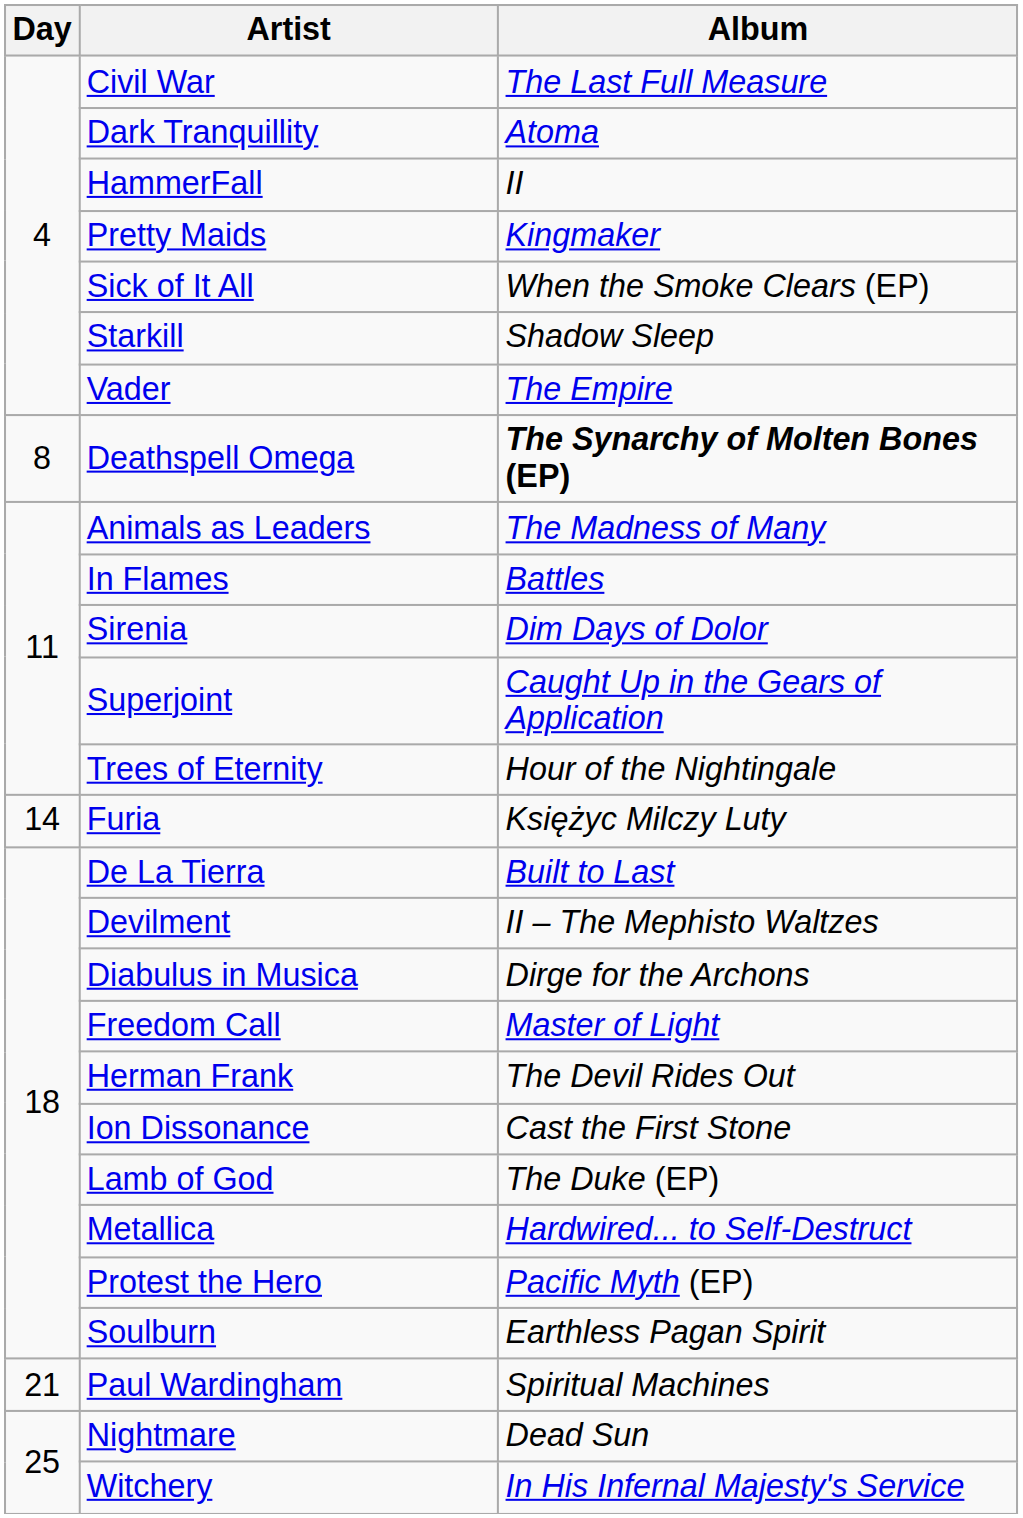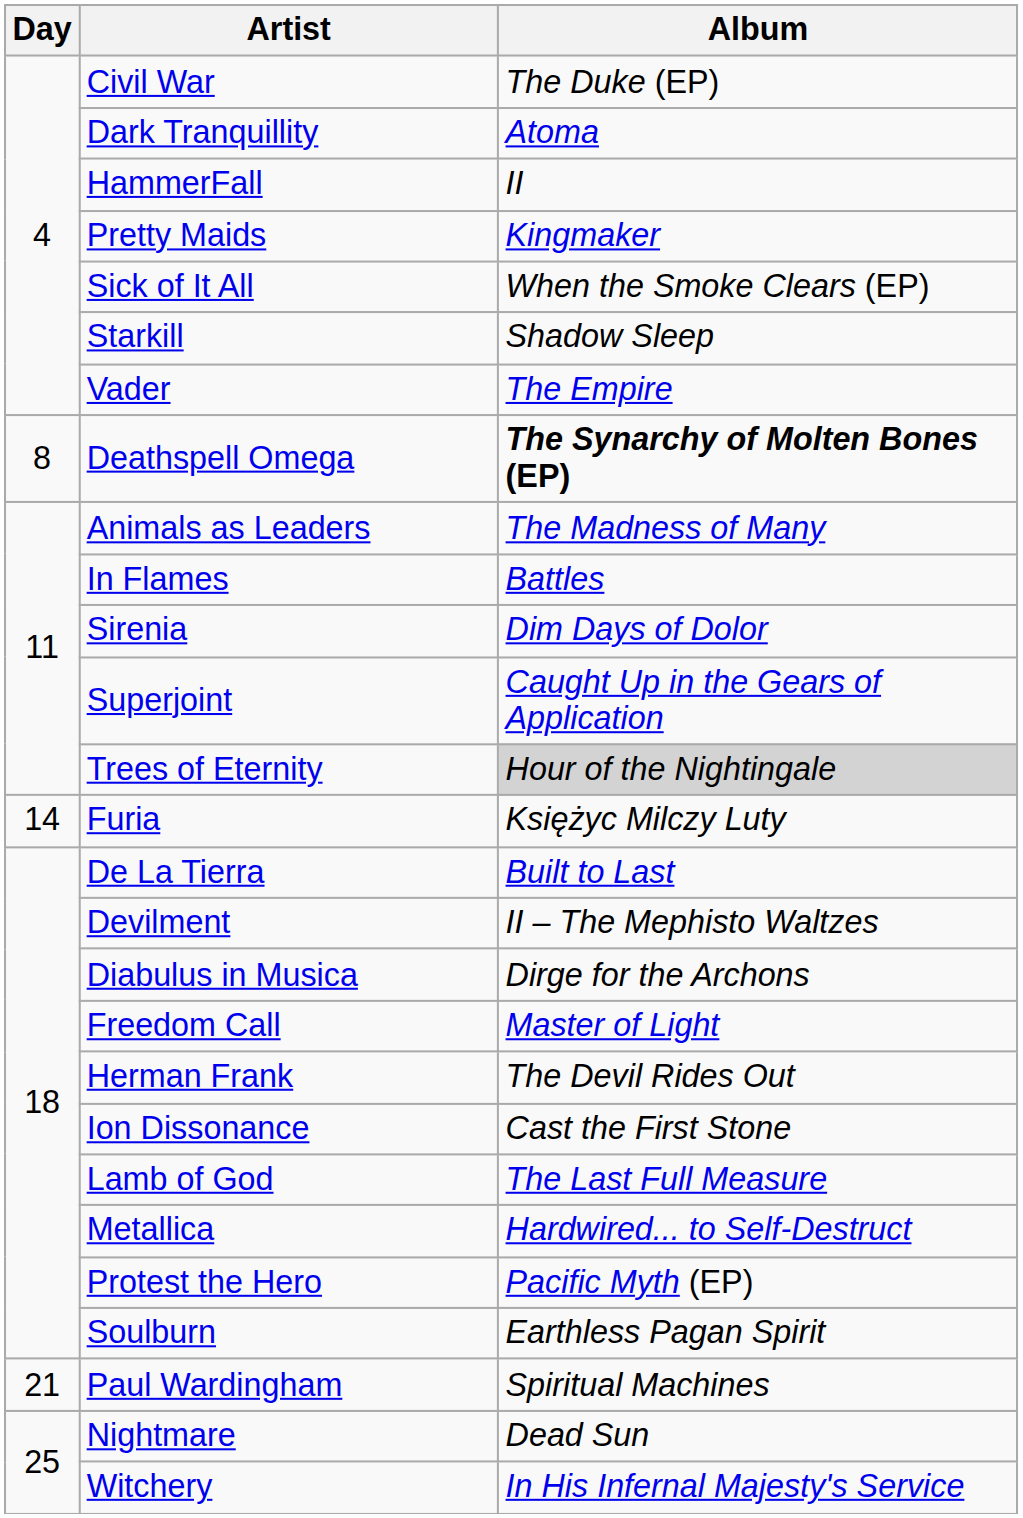(666, 81) The Last Full Measure -> (612, 81) The Duke (EP)
(671, 769) no background -> (671, 769) lightgrey background
(612, 1179) The Duke (EP) -> (666, 1179) The Last Full Measure
